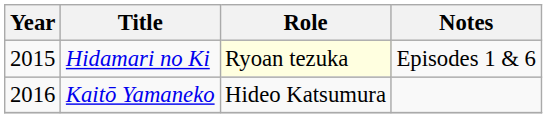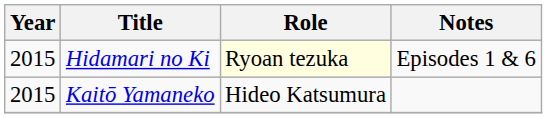(33, 94) 2016 -> (33, 94) 2015
